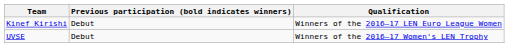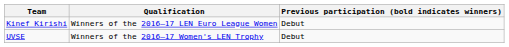columns swapped: (399, 11) <-> (181, 11)
